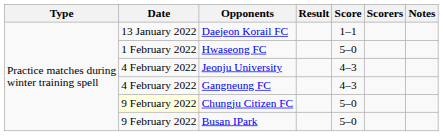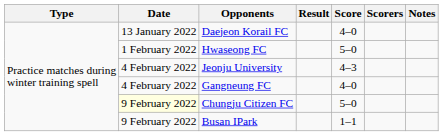(348, 31) 1–1 -> (348, 31) 4–0
(348, 85) 4–3 -> (348, 85) 4–0
(348, 121) 5–0 -> (348, 121) 1–1
